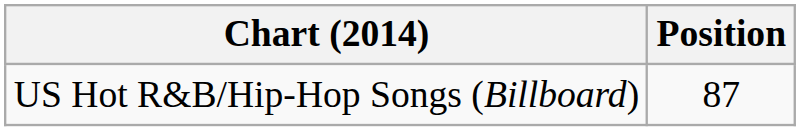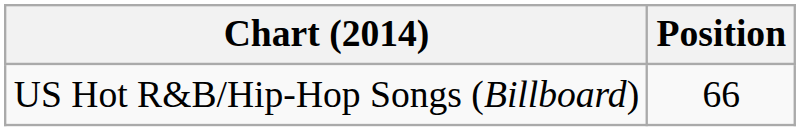(721, 93) 87 -> (721, 93) 66
